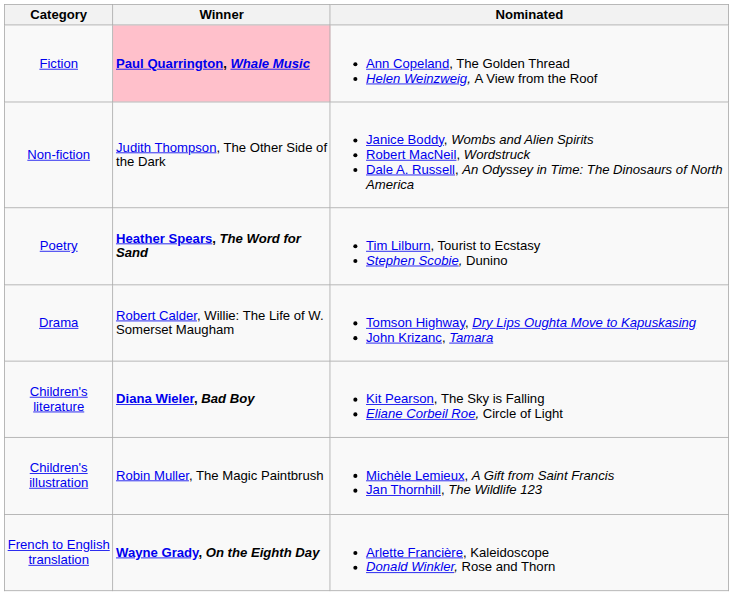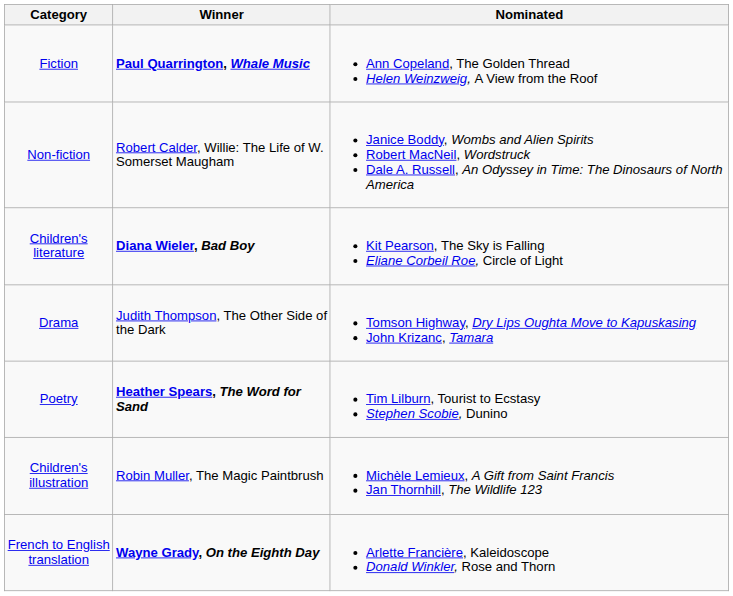(213, 63) pink background -> (213, 63) no background
(222, 154) Judith Thompson, The Other Side of the Dark -> (220, 154) Robert Calder, Willie: The Life of W. Somerset Maugham
rows swapped: (59, 246) <-> (59, 399)
(220, 322) Robert Calder, Willie: The Life of W. Somerset Maugham -> (222, 322) Judith Thompson, The Other Side of the Dark
